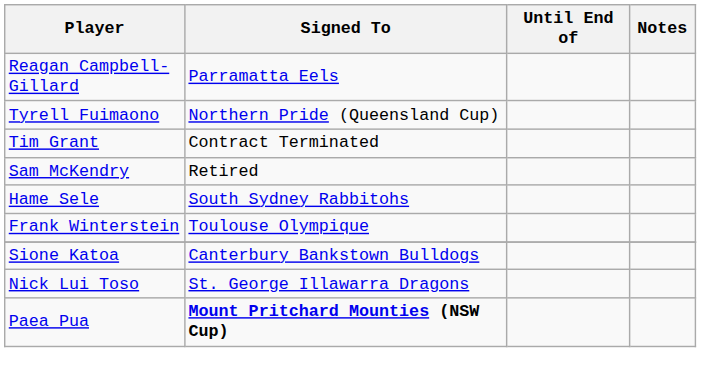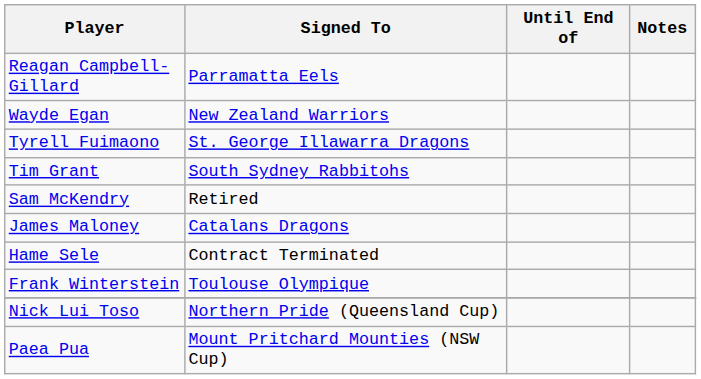+ row: (59, 115)
(344, 115) Northern Pride (Queensland Cup) -> (329, 143) St. George Illawarra Dragons
(284, 143) Contract Terminated -> (299, 171) South Sydney Rabbitohs
+ row: (74, 227)
(299, 199) South Sydney Rabbitohs -> (284, 255) Contract Terminated
- row: (64, 255)
(329, 283) St. George Illawarra Dragons -> (344, 311) Northern Pride (Queensland Cup)
(334, 321) bold -> (334, 350) normal
